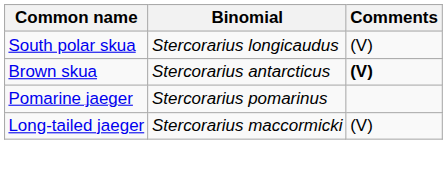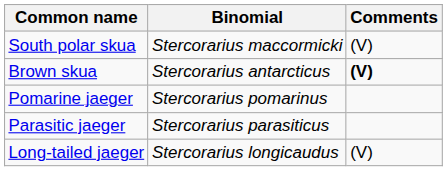(245, 44) Stercorarius longicaudus -> (247, 44) Stercorarius maccormicki
+ row: (67, 125)
(247, 125) Stercorarius maccormicki -> (245, 152) Stercorarius longicaudus
